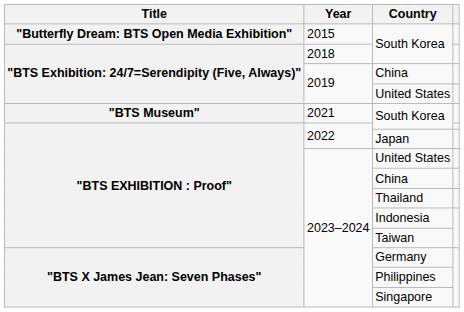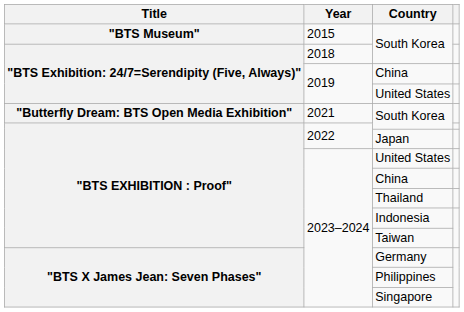(154, 34) "Butterfly Dream: BTS Open Media Exhibition" -> (154, 34) "BTS Museum"
(154, 113) "BTS Museum" -> (154, 113) "Butterfly Dream: BTS Open Media Exhibition"
